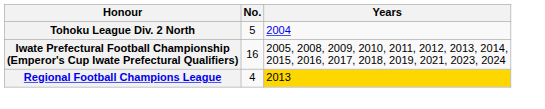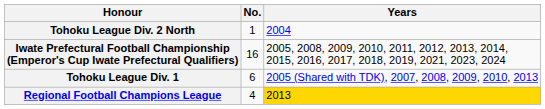(252, 30) 5 -> (252, 30) 1
+ row: (123, 78)
